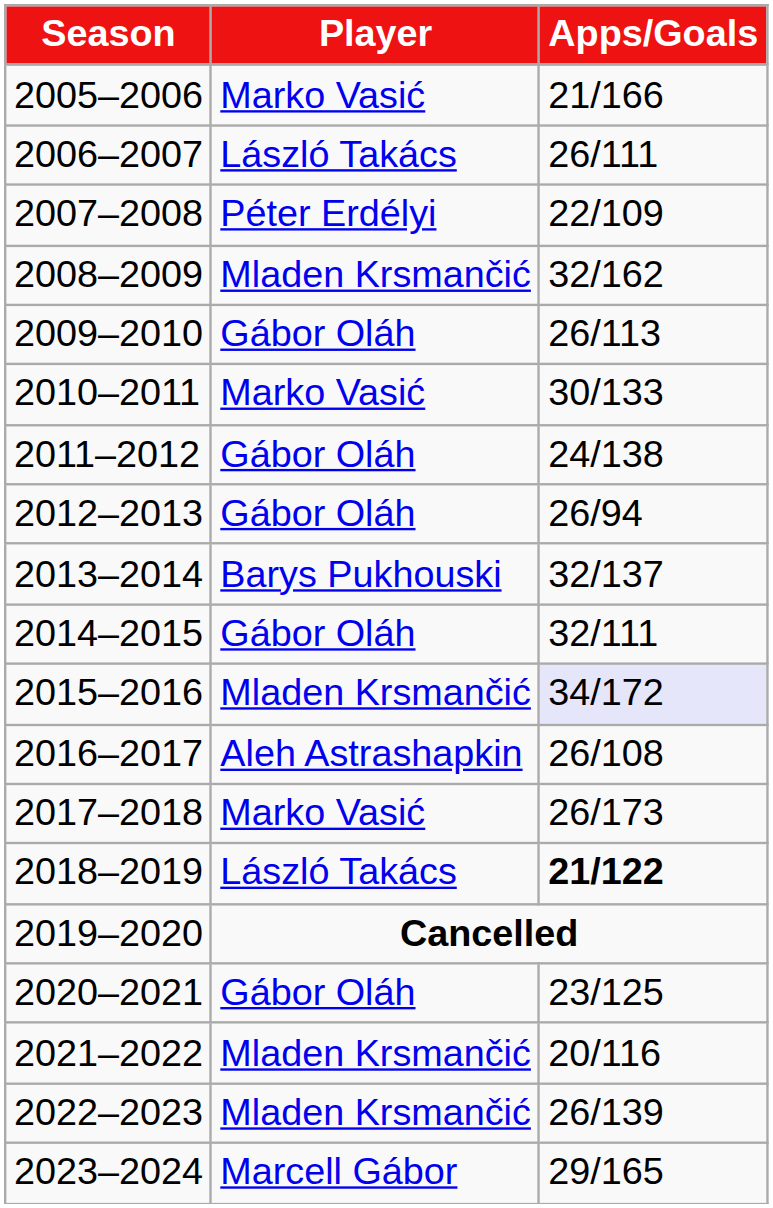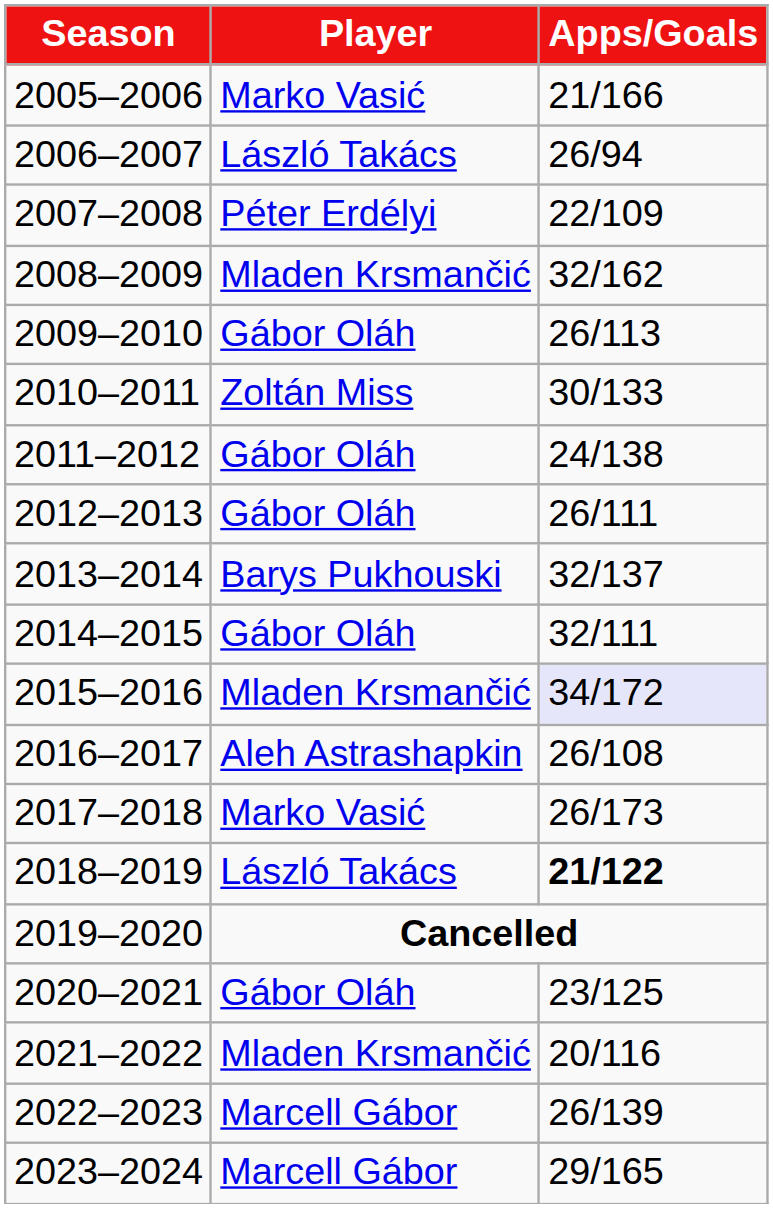(603, 154) 26/111 -> (596, 154) 26/94
(323, 393) Marko Vasić -> (317, 393) Zoltán Miss
(596, 513) 26/94 -> (603, 513) 26/111
(376, 1112) Mladen Krsmančić -> (339, 1112) Marcell Gábor
